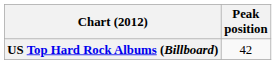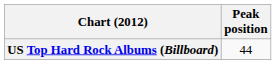(246, 49) 42 -> (246, 49) 44
